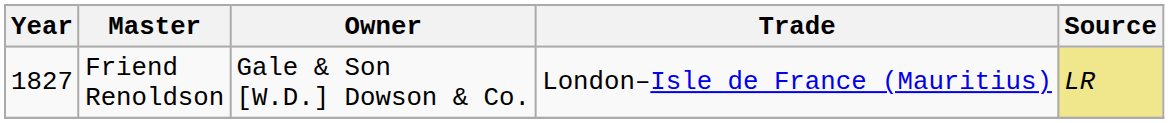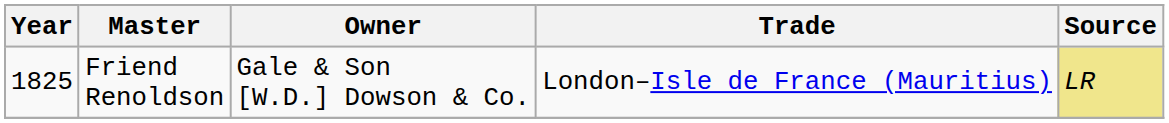(42, 83) 1827 -> (42, 83) 1825
